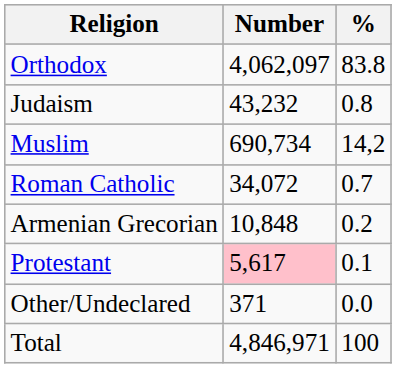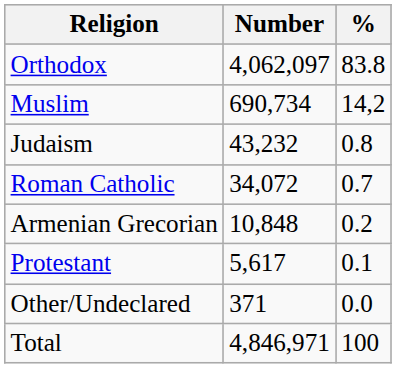rows swapped: (50, 143) <-> (52, 104)
(258, 263) pink background -> (258, 263) no background
